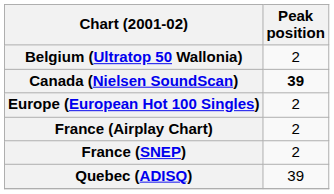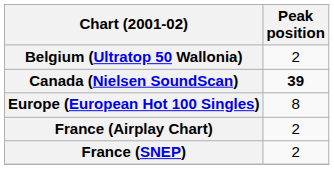(296, 104) 2 -> (296, 104) 8
- row: (134, 176)
